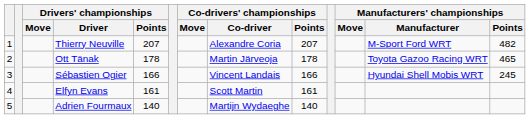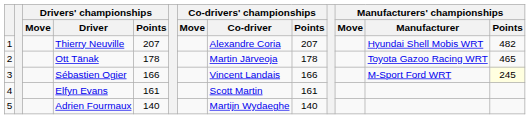(409, 43) M-Sport Ford WRT -> (425, 43) Hyundai Shell Mobis WRT
(425, 74) Hyundai Shell Mobis WRT -> (409, 74) M-Sport Ford WRT
(508, 74) no background -> (508, 74) lightyellow background
